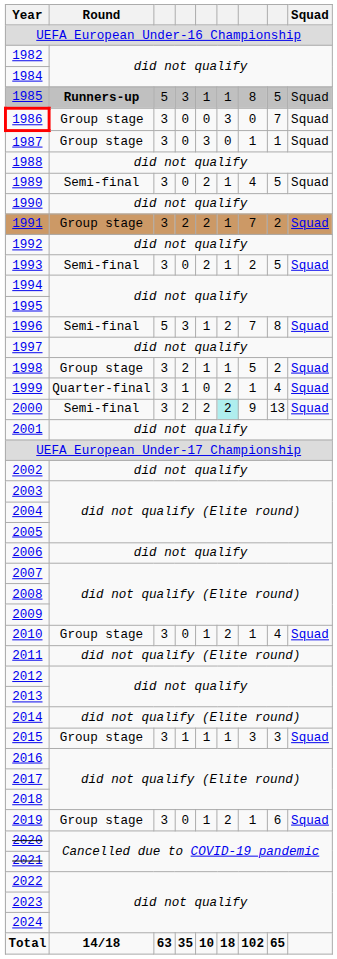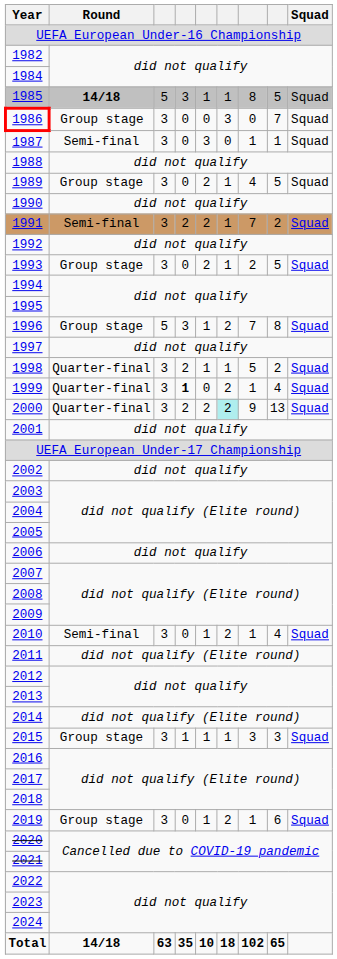(101, 97) Runners-up -> (101, 97) 14/18
(101, 141) Group stage -> (101, 141) Semi-final
(101, 183) Semi-final -> (101, 183) Group stage
(101, 224) Group stage -> (101, 224) Semi-final
(101, 265) Semi-final -> (101, 265) Group stage
(101, 327) Semi-final -> (101, 327) Group stage
(101, 368) Group stage -> (101, 368) Quarter-final
(185, 389) normal -> (185, 389) bold
(101, 409) Semi-final -> (101, 409) Quarter-final
(101, 635) Group stage -> (101, 635) Semi-final
